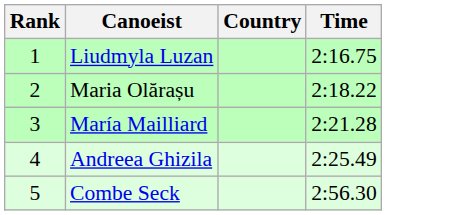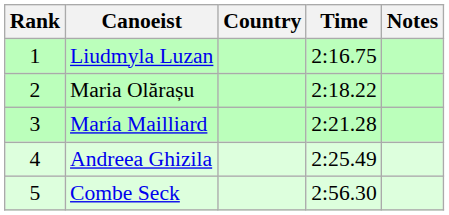+ column: (412, 21)
